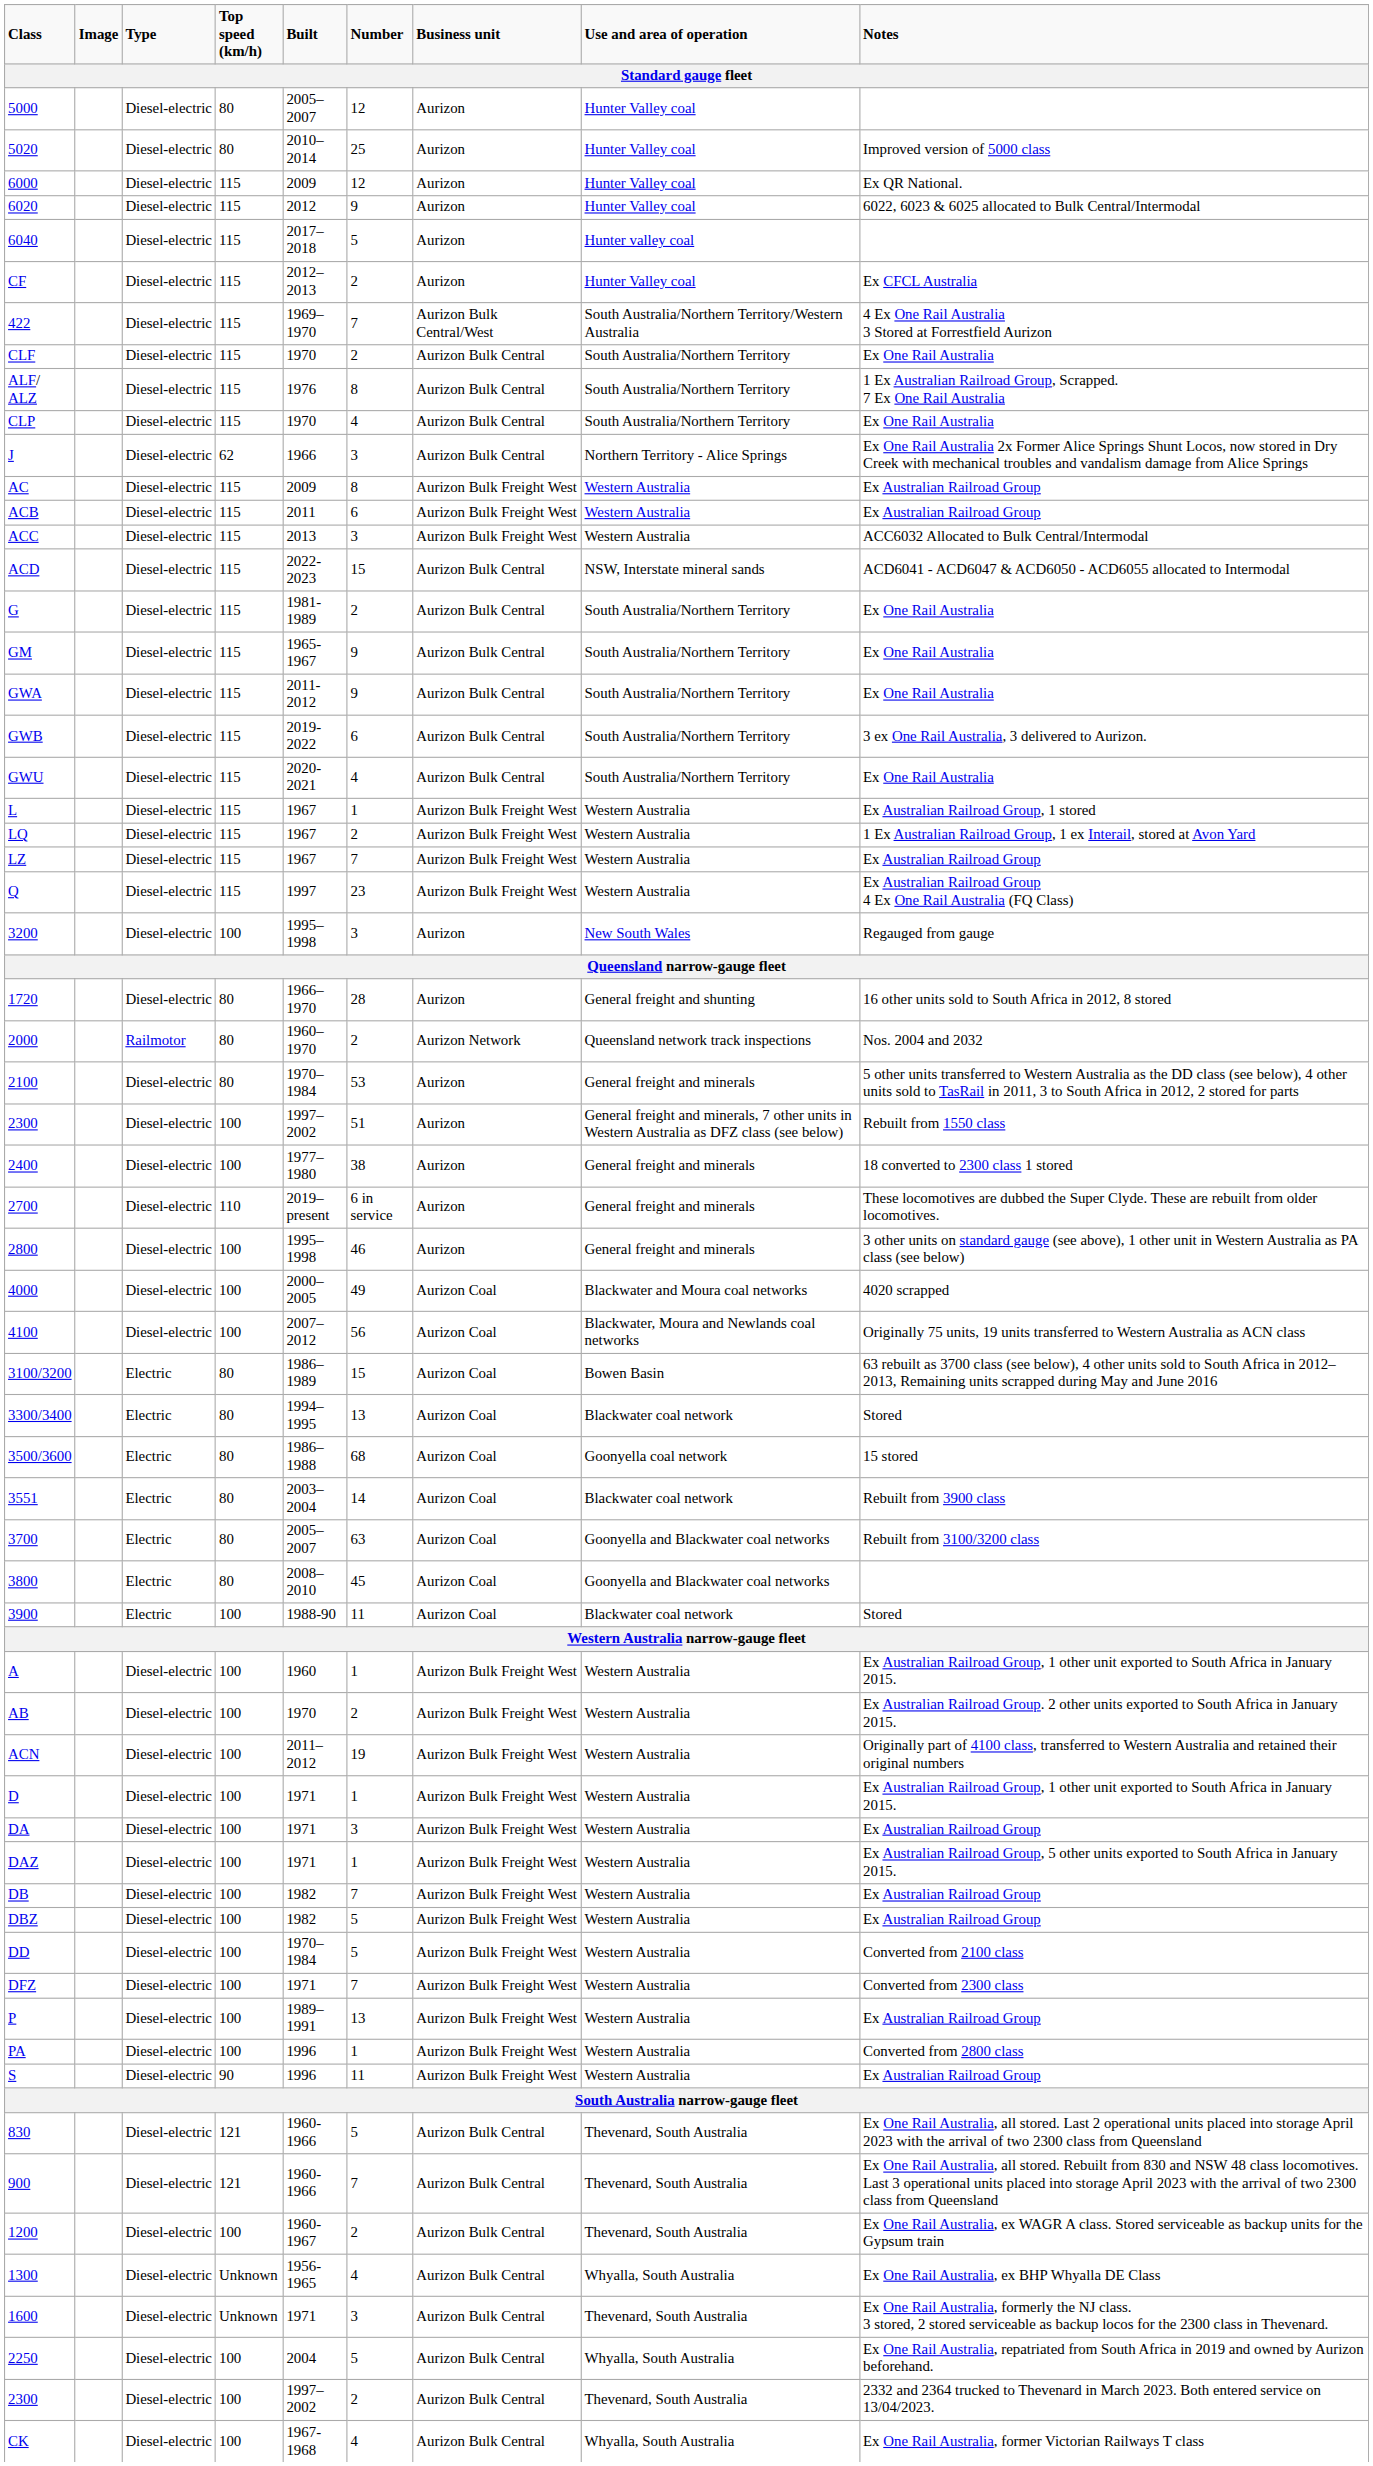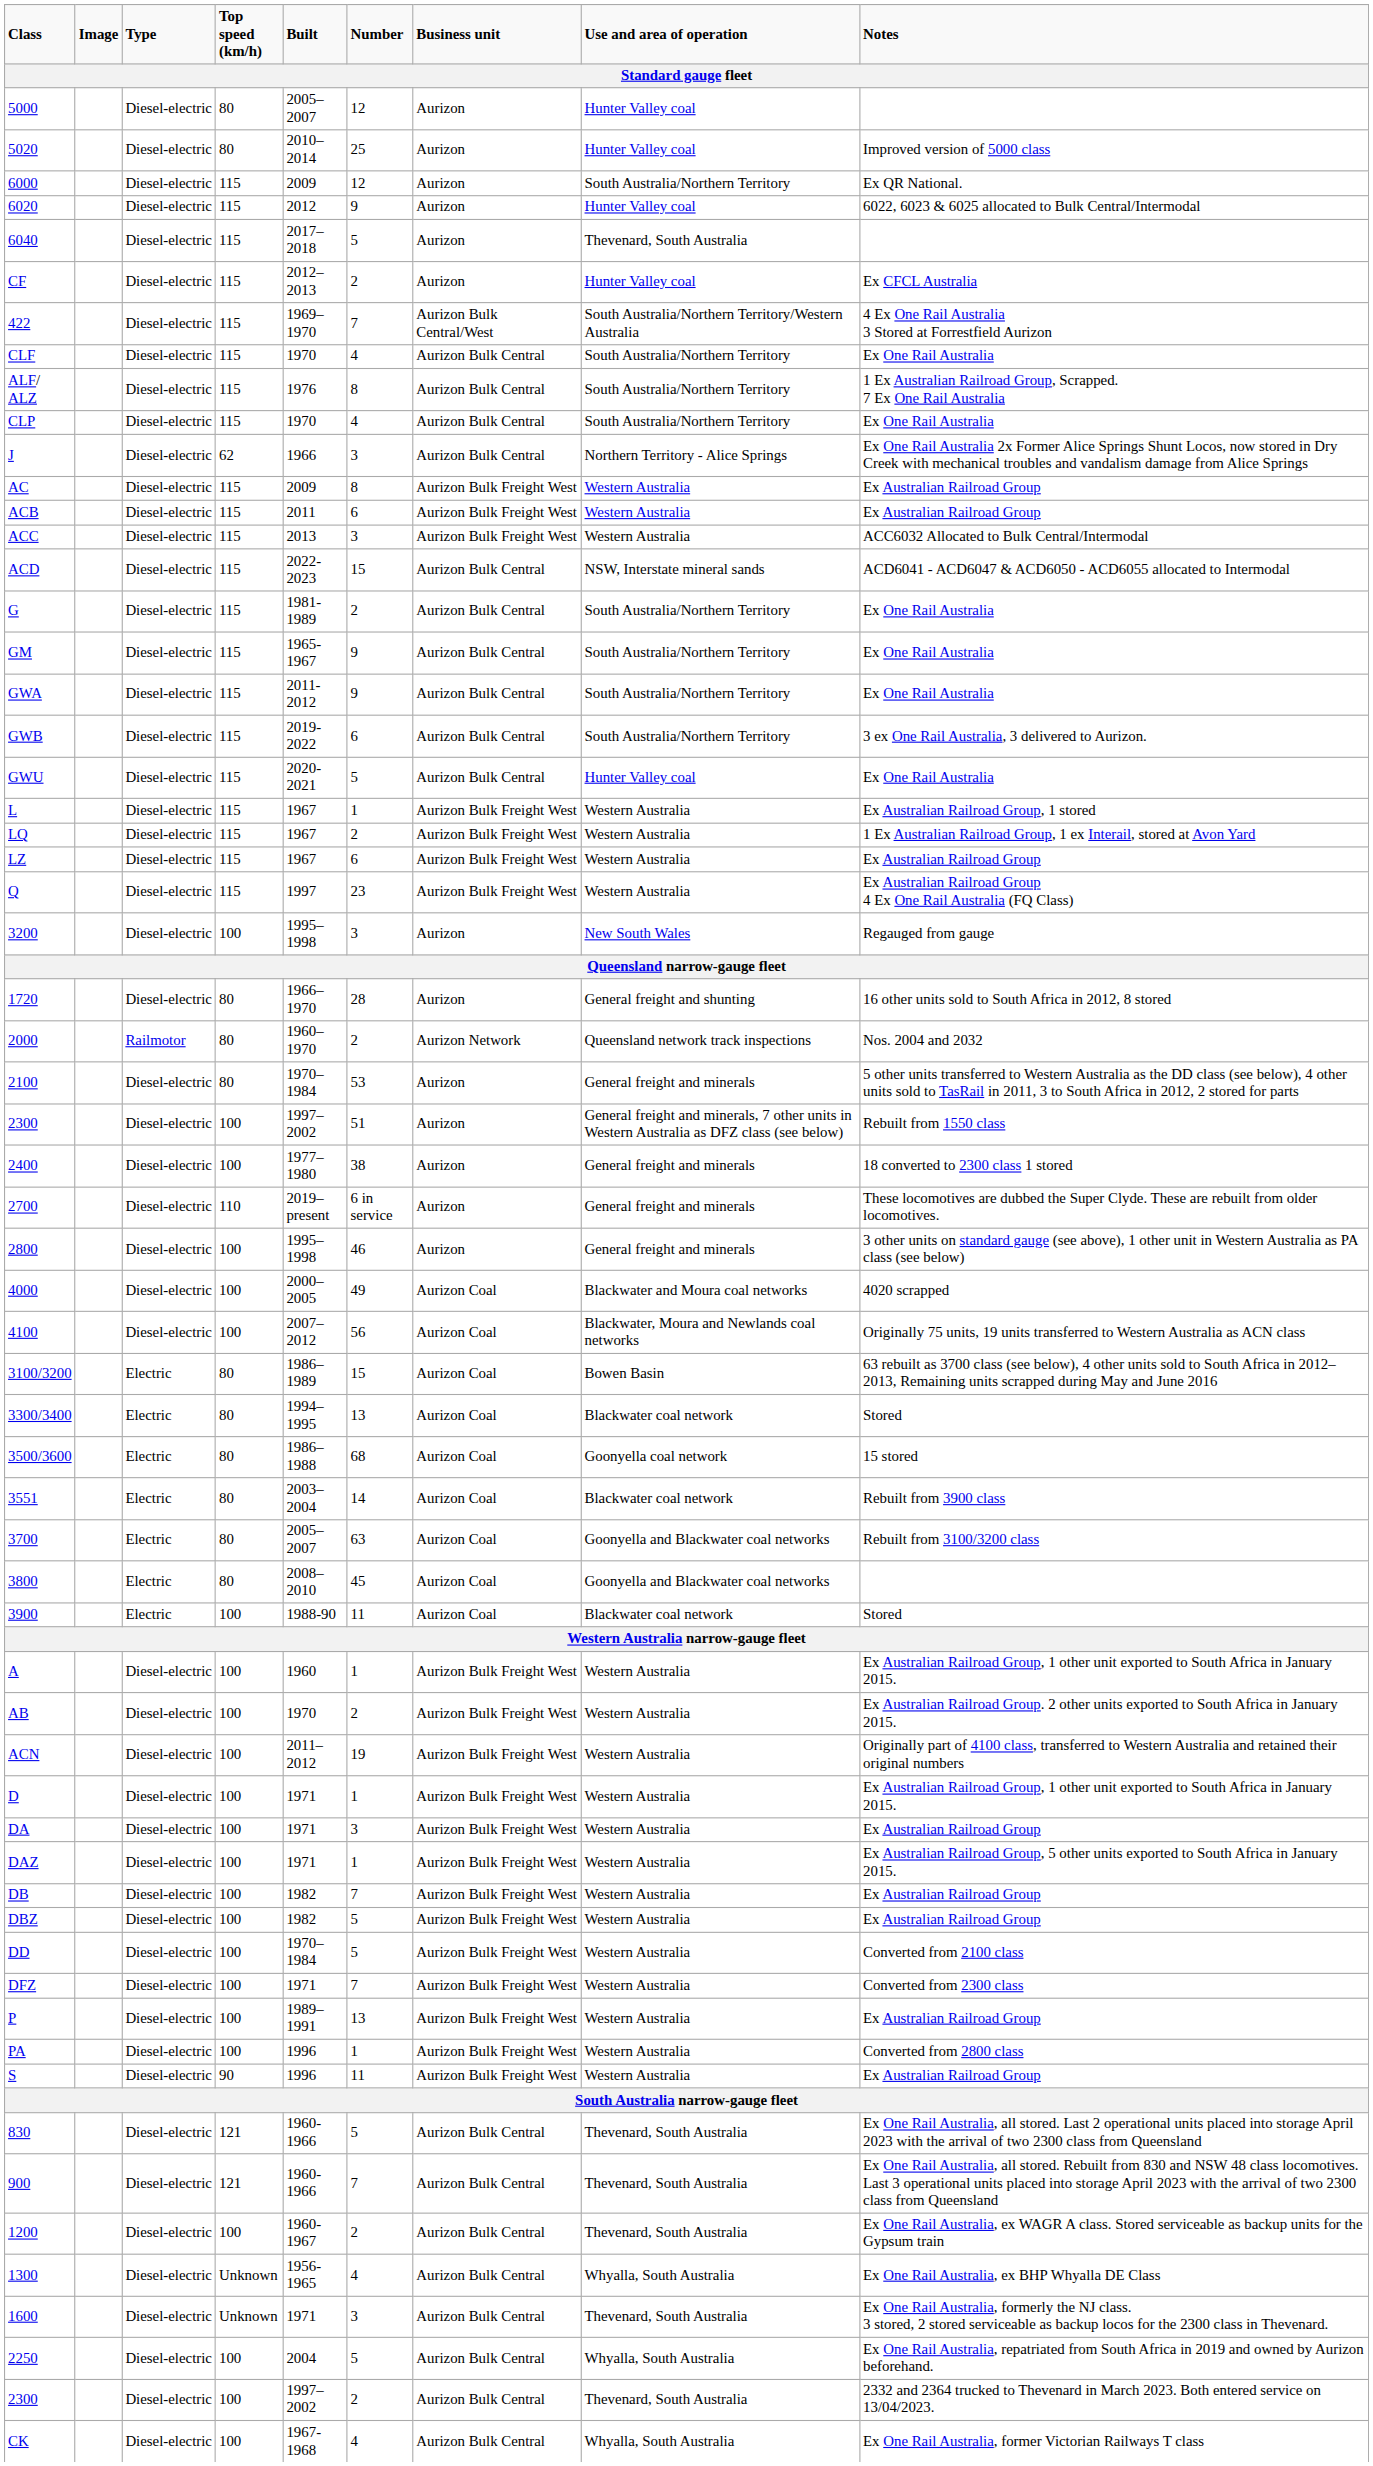(640, 182) Hunter Valley coal -> (687, 182) South Australia/Northern Territory
(639, 239) Hunter valley coal -> (666, 239) Thevenard, South Australia
(354, 356) 2 -> (354, 356) 4
(354, 777) 4 -> (354, 777) 5
(687, 777) South Australia/Northern Territory -> (640, 777) Hunter Valley coal
(354, 858) 7 -> (354, 858) 6
